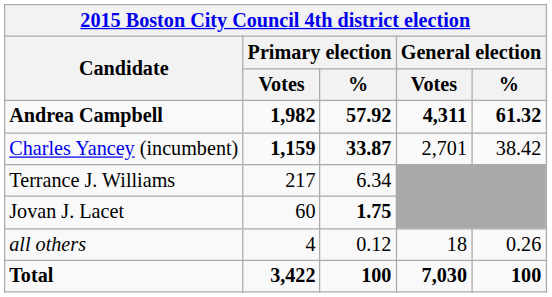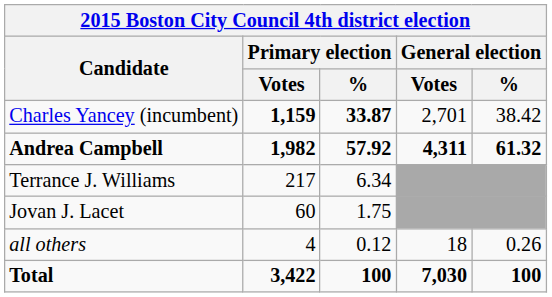rows swapped: (86, 116) <-> (124, 148)
(374, 212) bold -> (374, 212) normal
